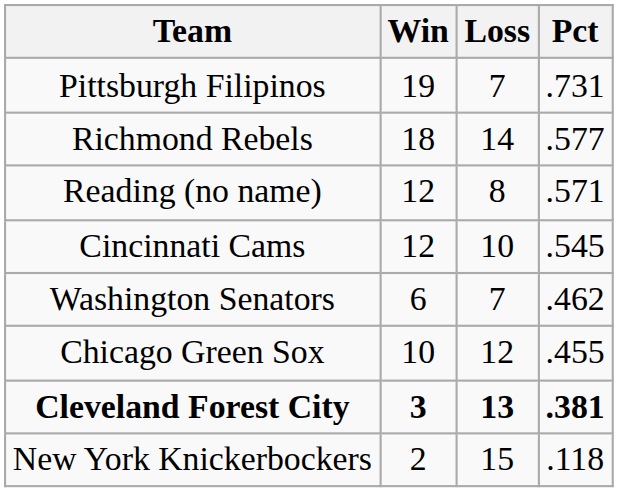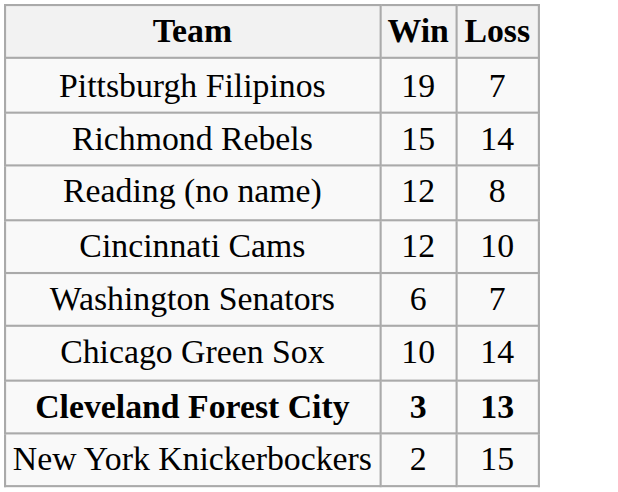- column: (575, 31)
(418, 138) 18 -> (418, 138) 15
(497, 352) 12 -> (497, 352) 14
